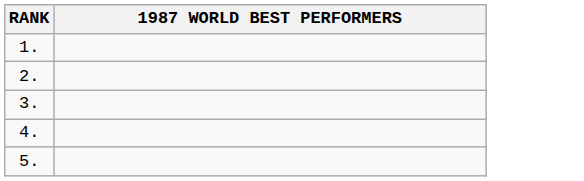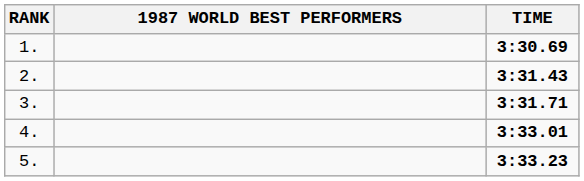+ column: (532, 19)
